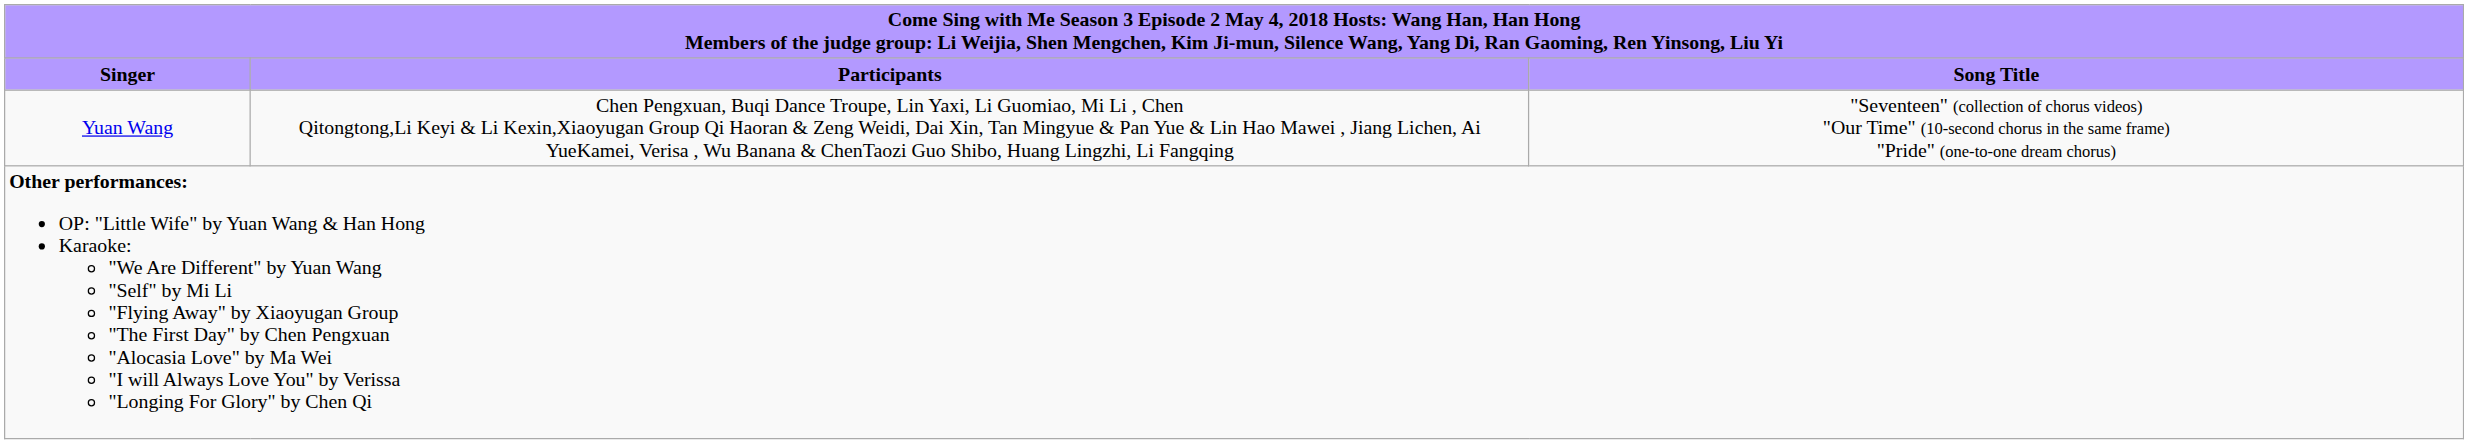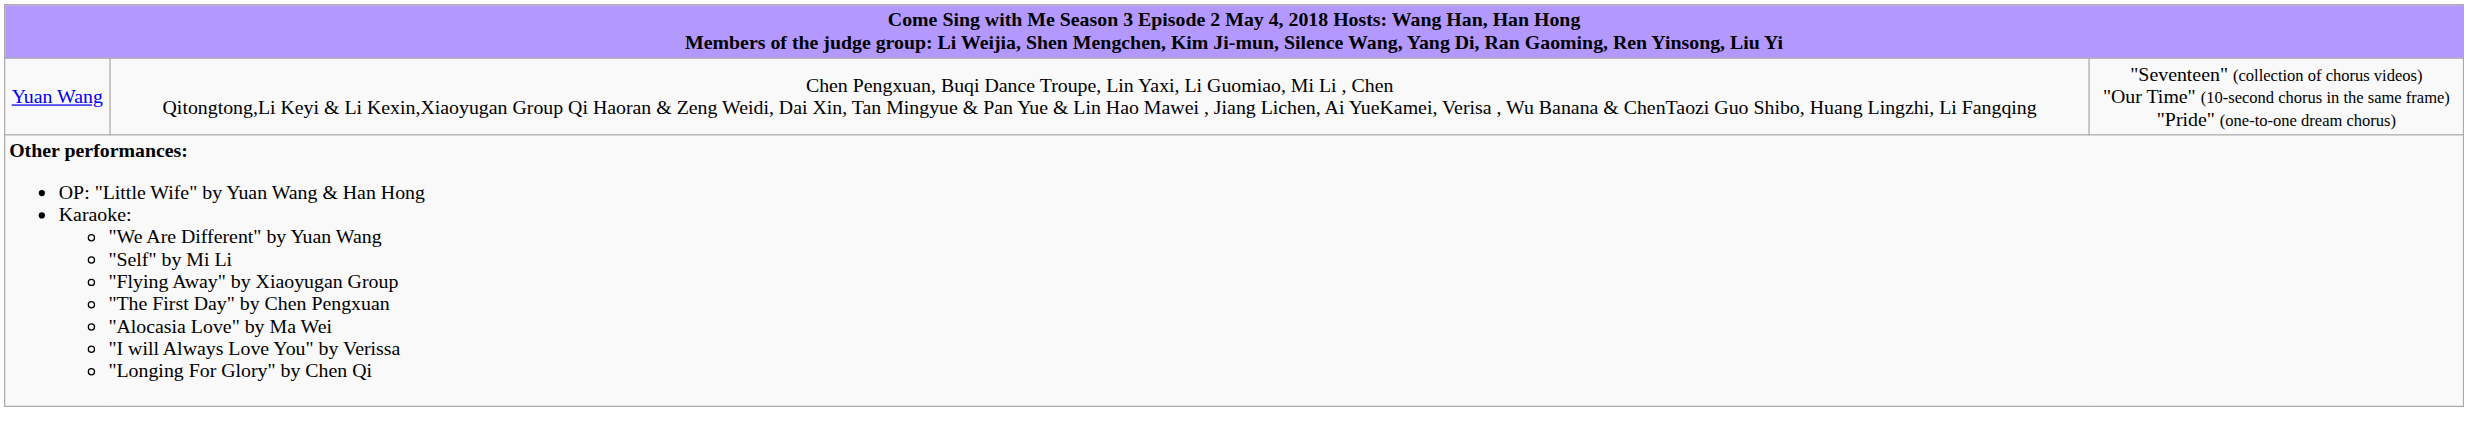- row: (128, 74)
